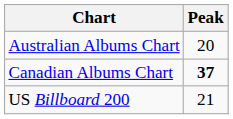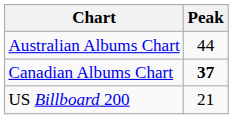(206, 45) 20 -> (206, 45) 44
